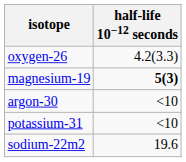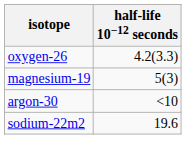(166, 79) bold -> (166, 79) normal
- row: (45, 123)
